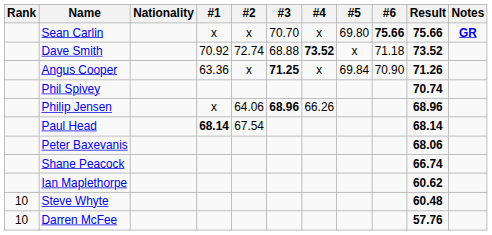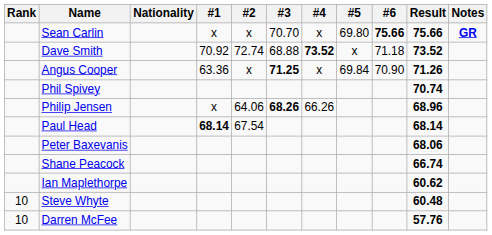(284, 107) 68.96 -> (284, 107) 68.26
